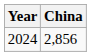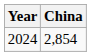(61, 39) 2,856 -> (61, 39) 2,854
